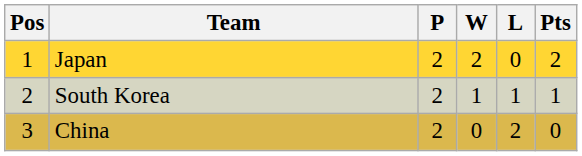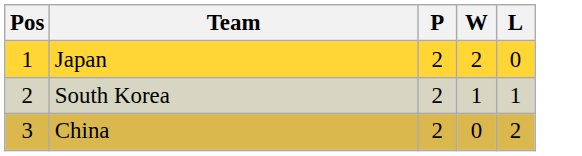- column: (556, 22)
